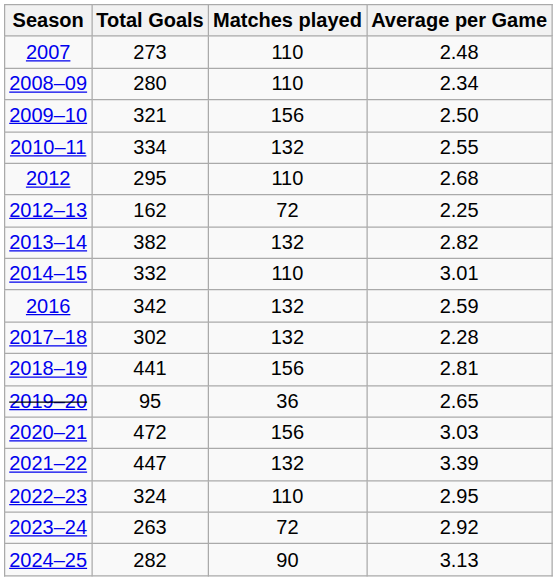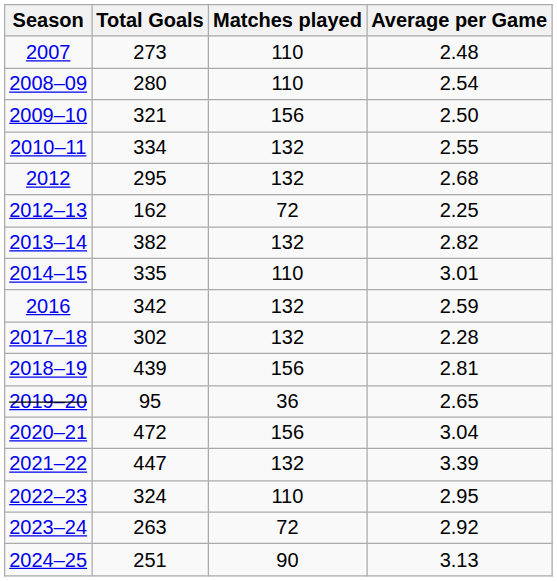(459, 83) 2.34 -> (459, 83) 2.54
(287, 178) 110 -> (287, 178) 132
(150, 274) 332 -> (150, 274) 335
(150, 369) 441 -> (150, 369) 439
(459, 432) 3.03 -> (459, 432) 3.04
(150, 559) 282 -> (150, 559) 251
